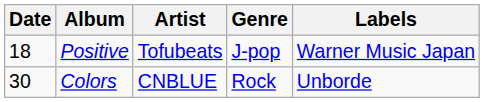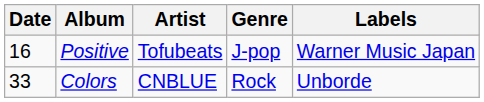(20, 50) 18 -> (20, 50) 16
(20, 81) 30 -> (20, 81) 33
